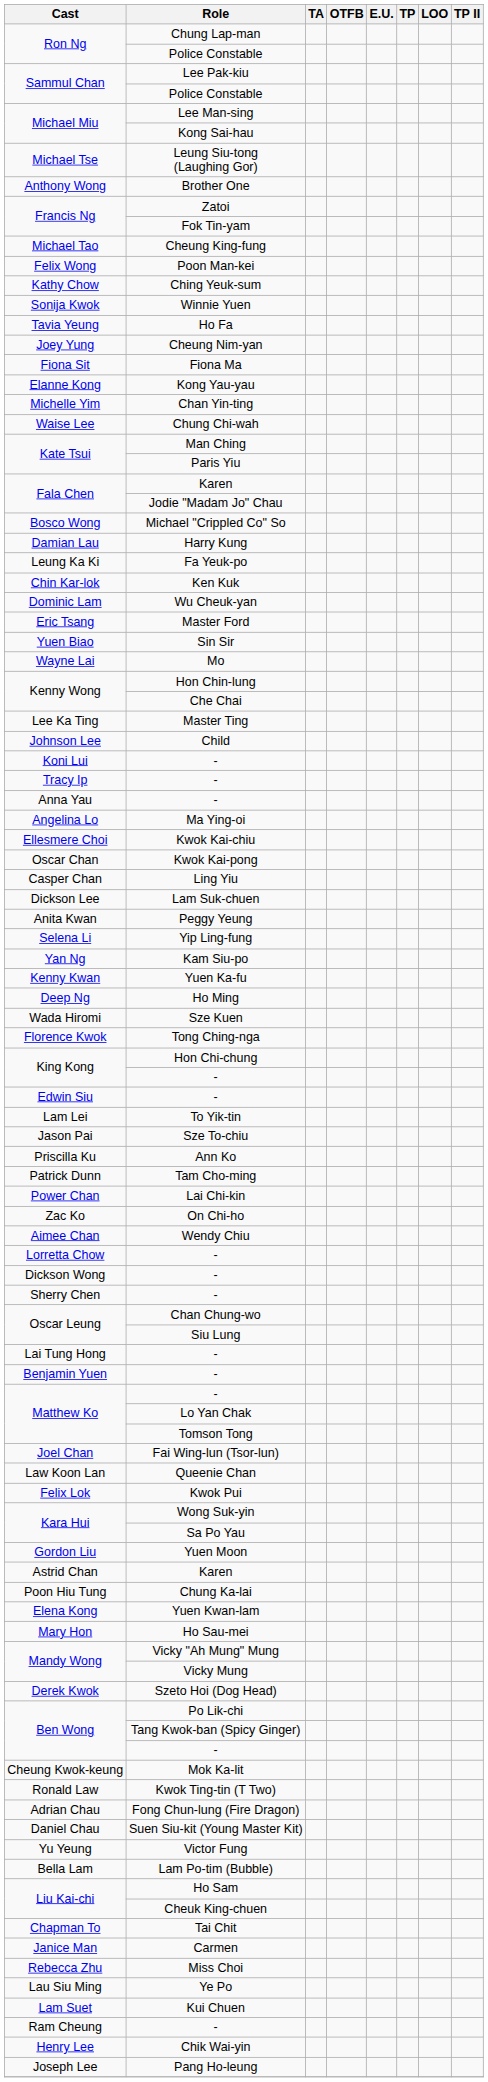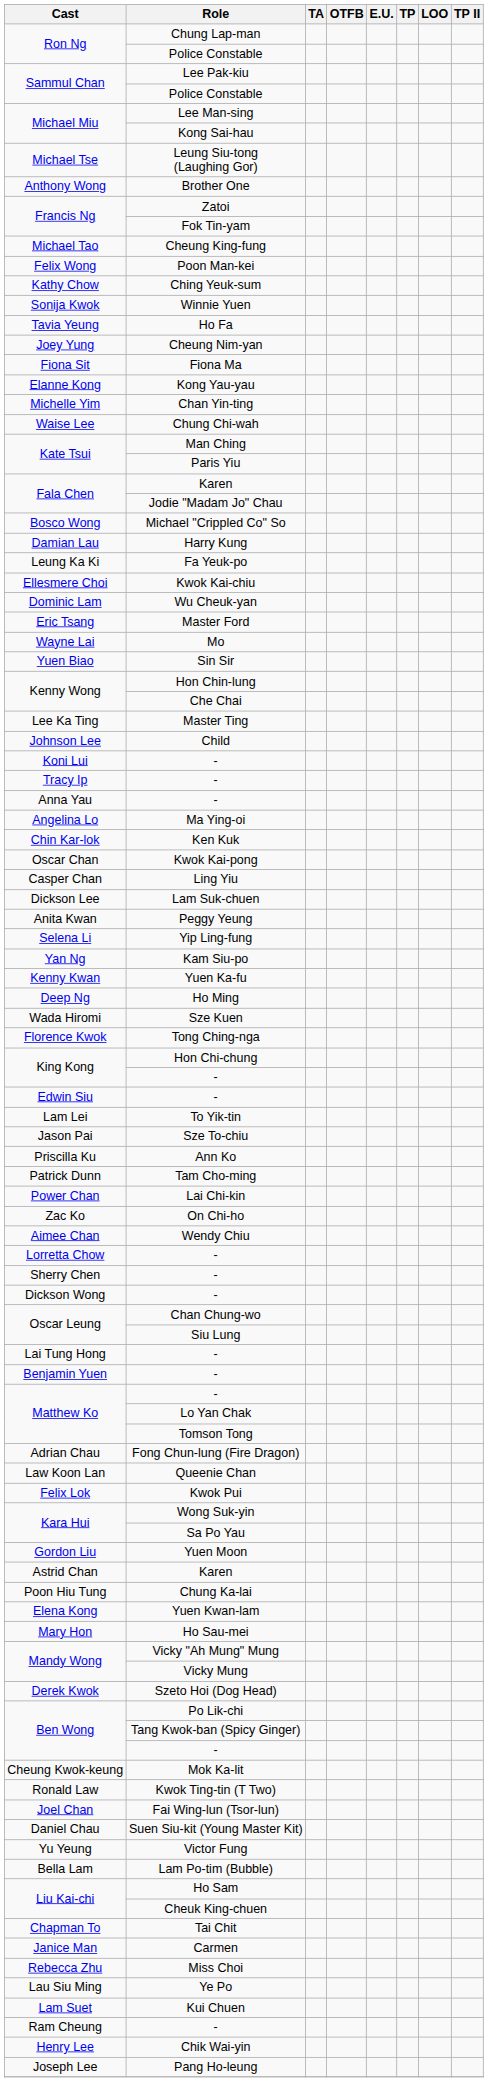rows swapped: (65, 582) <-> (65, 839)
rows swapped: (65, 642) <-> (65, 661)
rows swapped: (65, 1295) <-> (65, 1275)
rows swapped: (65, 1453) <-> (65, 1809)
